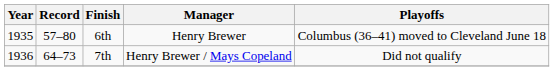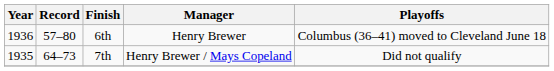(20, 35) 1935 -> (20, 35) 1936
(20, 55) 1936 -> (20, 55) 1935
